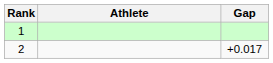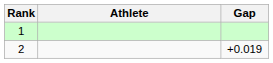(245, 49) +0.017 -> (245, 49) +0.019
